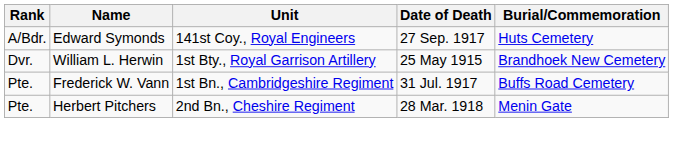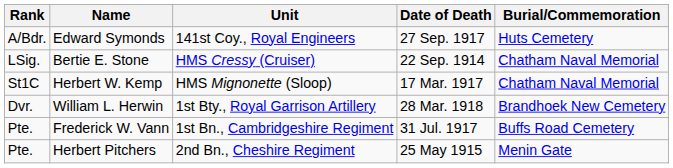+ row: (101, 60)
+ row: (108, 83)
(441, 60) 25 May 1915 -> (442, 106) 28 Mar. 1918
(442, 106) 28 Mar. 1918 -> (441, 151) 25 May 1915
